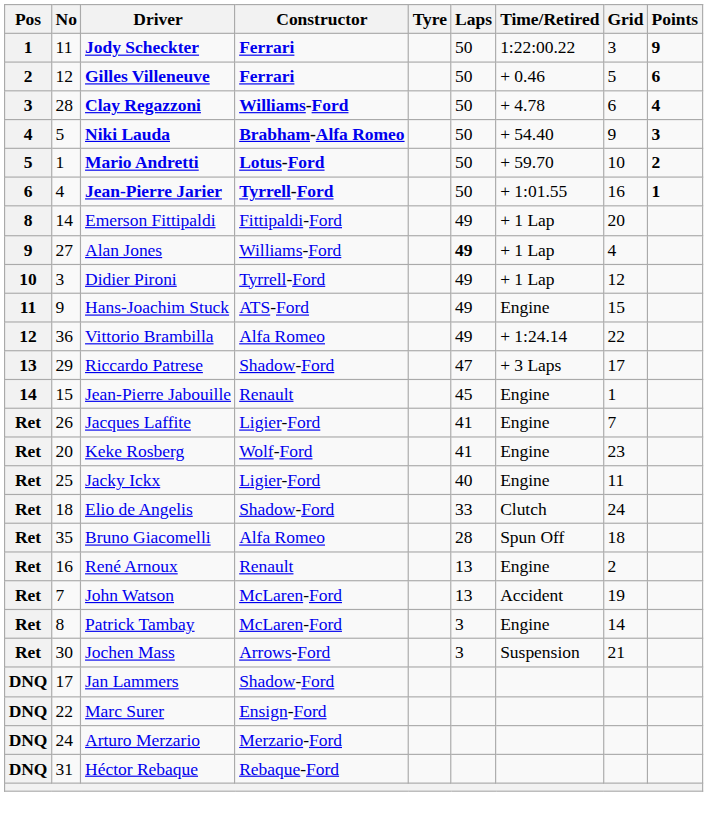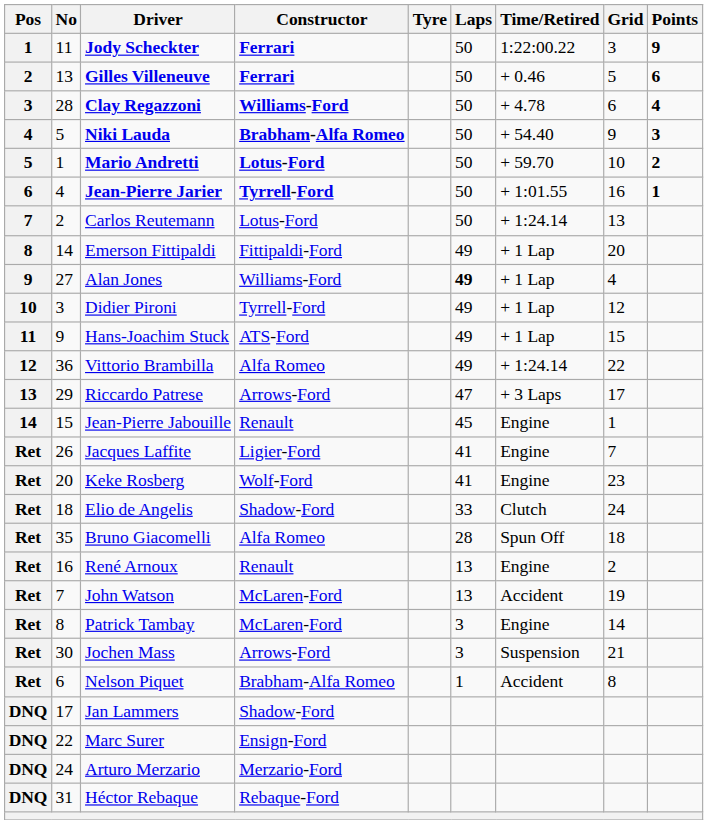(64, 76) 12 -> (64, 76) 13
+ row: (150, 220)
(525, 307) Engine -> (527, 336) + 1 Lap
(287, 364) Shadow-Ford -> (285, 393) Arrows-Ford
- row: (123, 480)
+ row: (134, 682)
